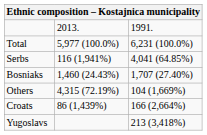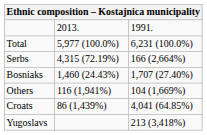(84, 59) 116 (1,941%) -> (88, 59) 4,315 (72.19%)
(162, 59) 4,041 (64.85%) -> (158, 59) 166 (2,664%)
(88, 91) 4,315 (72.19%) -> (84, 91) 116 (1,941%)
(158, 106) 166 (2,664%) -> (162, 106) 4,041 (64.85%)
